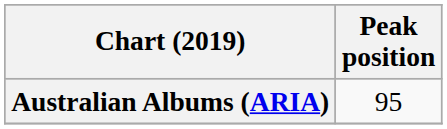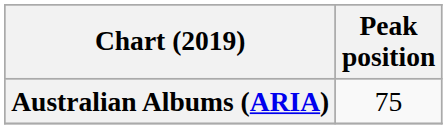(389, 100) 95 -> (389, 100) 75
